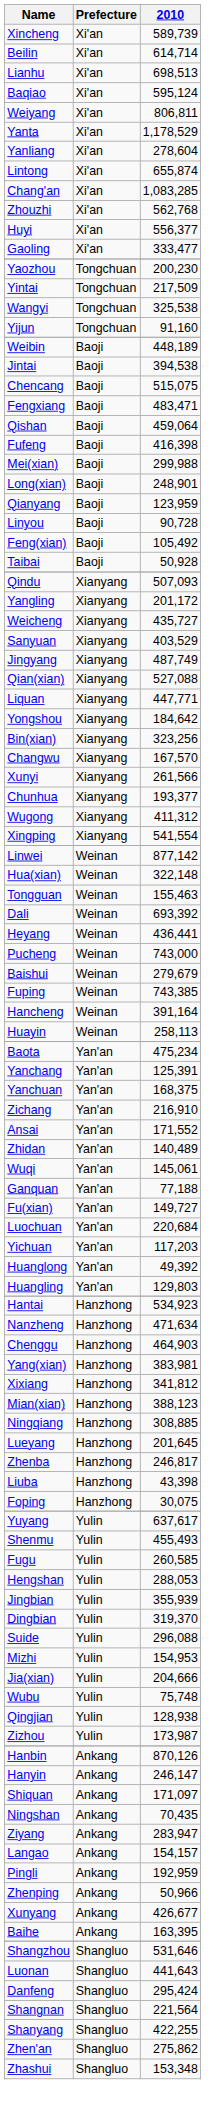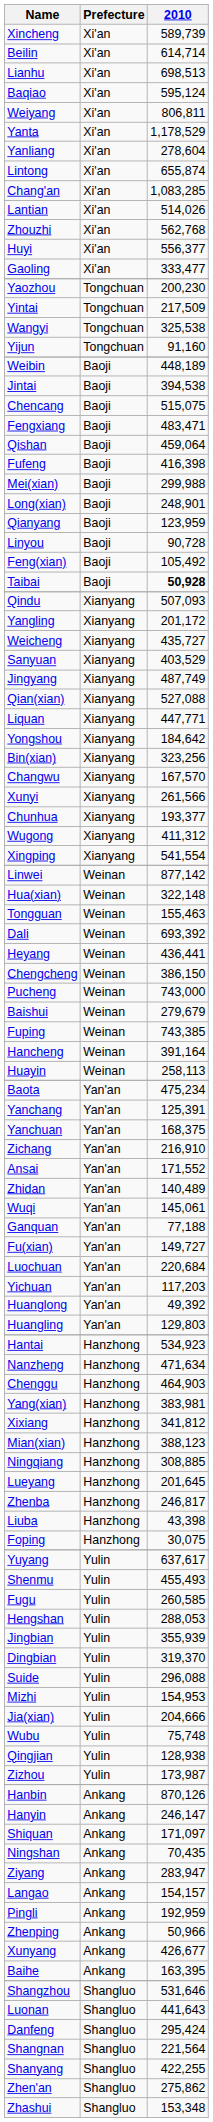+ row: (28, 210)
(179, 562) normal -> (187, 582) bold
+ row: (42, 973)
